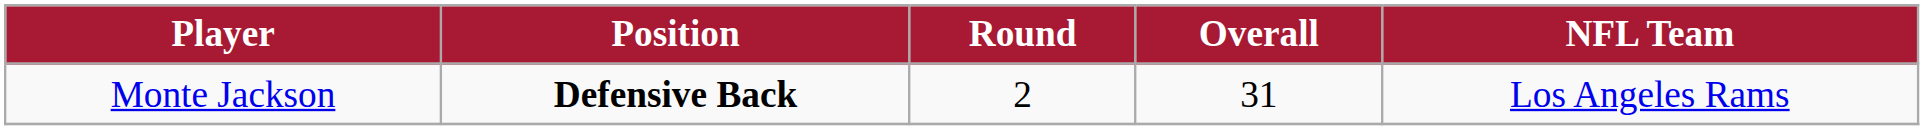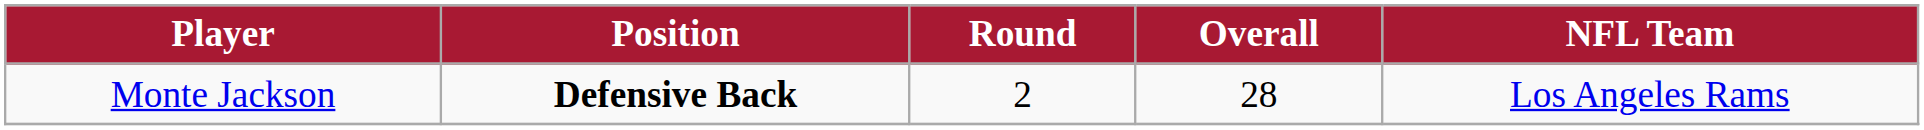(1259, 93) 31 -> (1259, 93) 28
